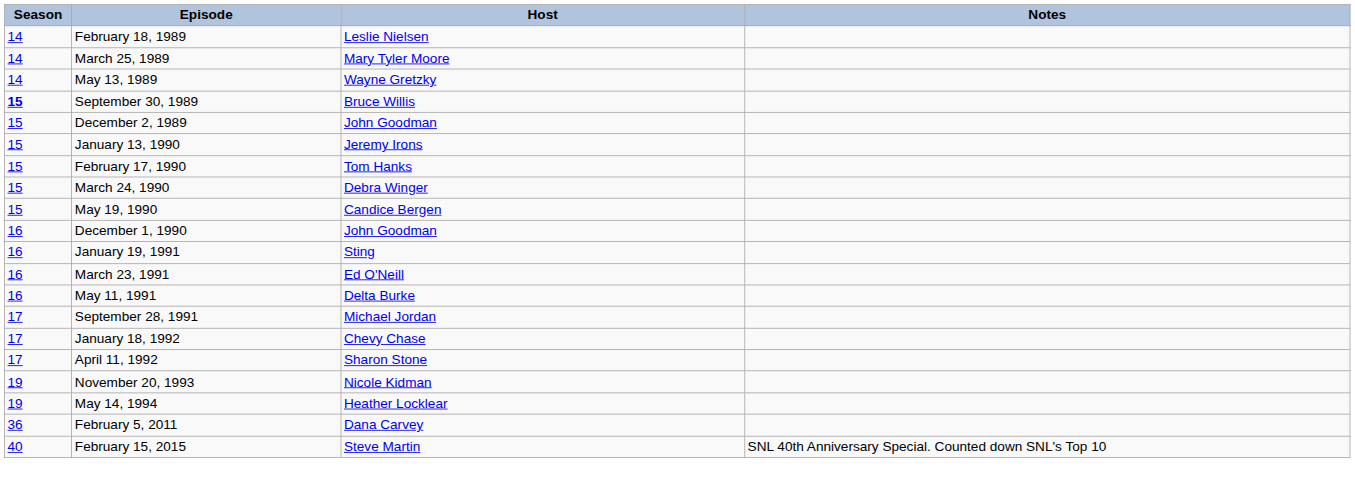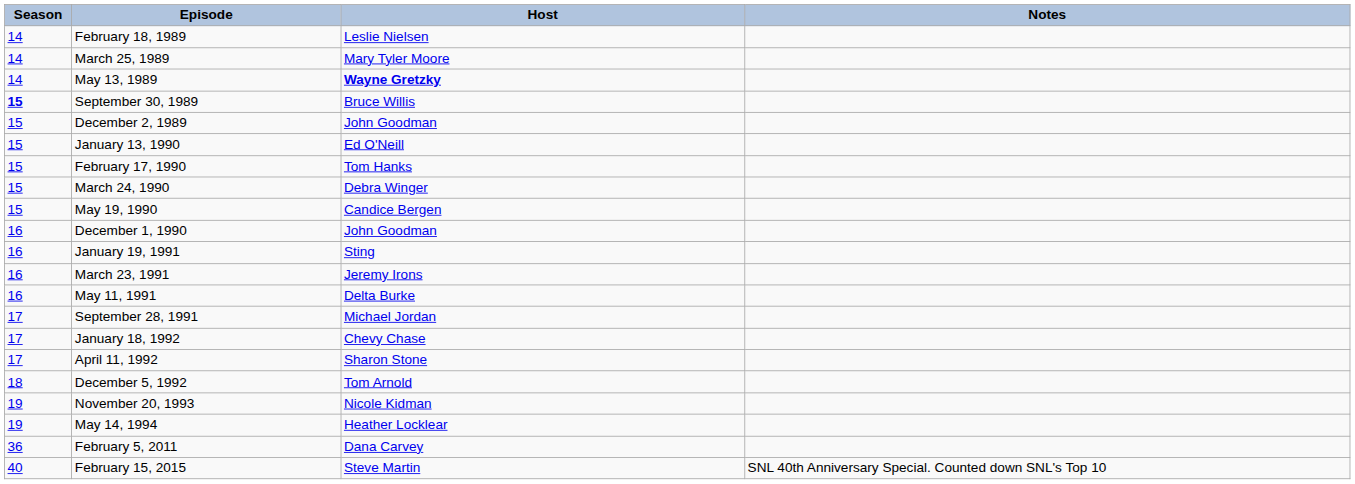(390, 79) normal -> (392, 79) bold
(383, 144) Jeremy Irons -> (374, 144) Ed O'Neill
(374, 274) Ed O'Neill -> (383, 274) Jeremy Irons
+ row: (131, 381)
